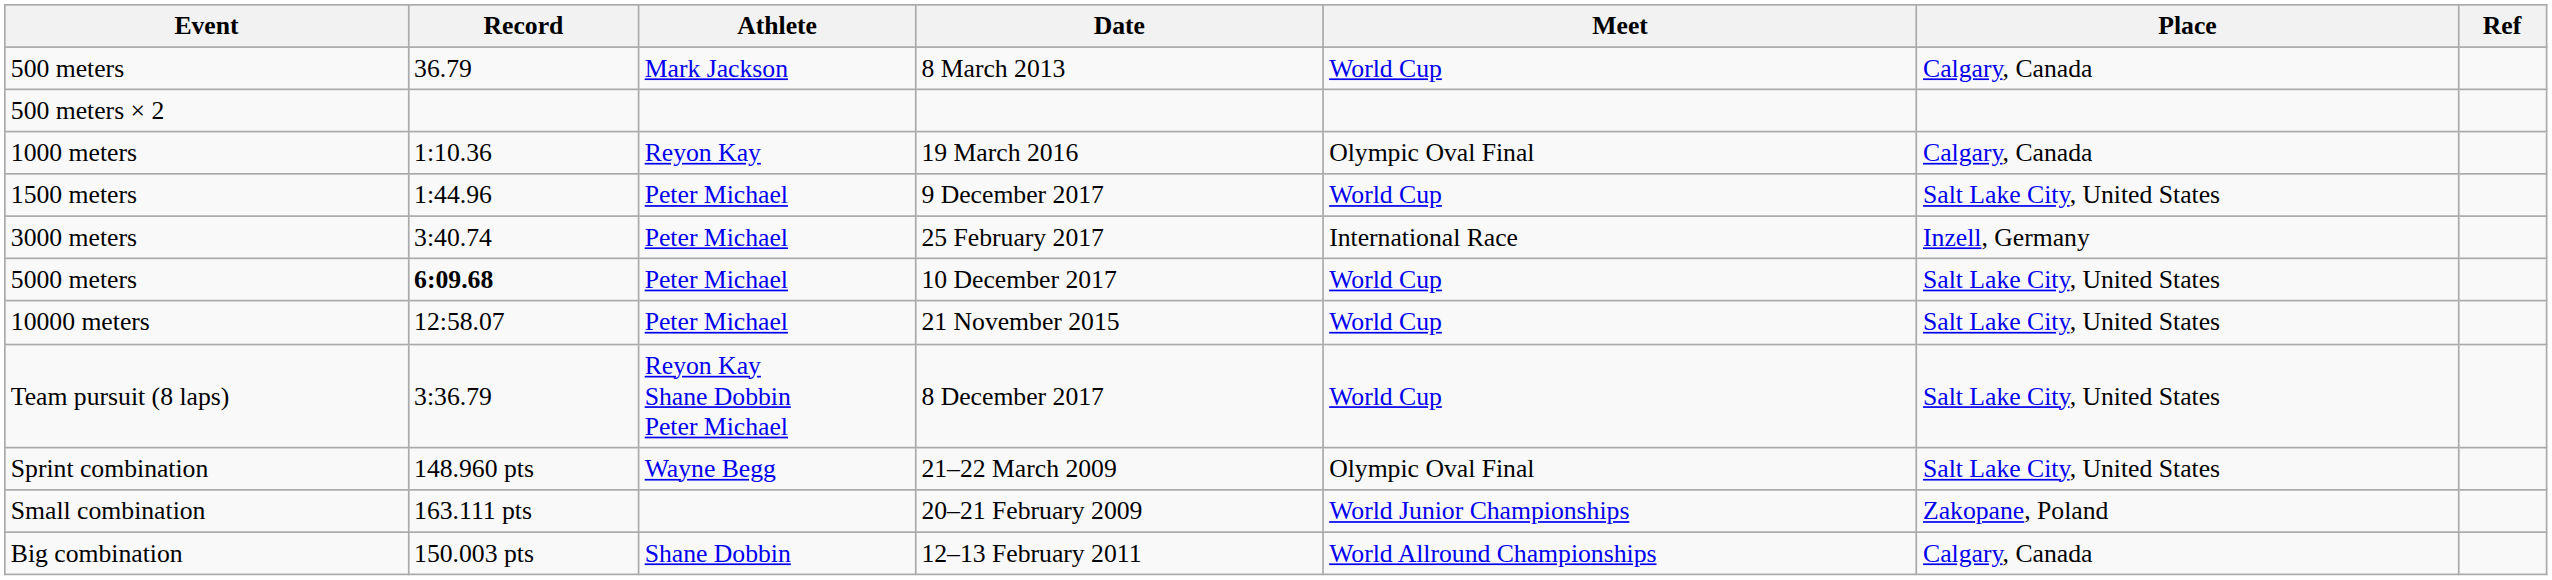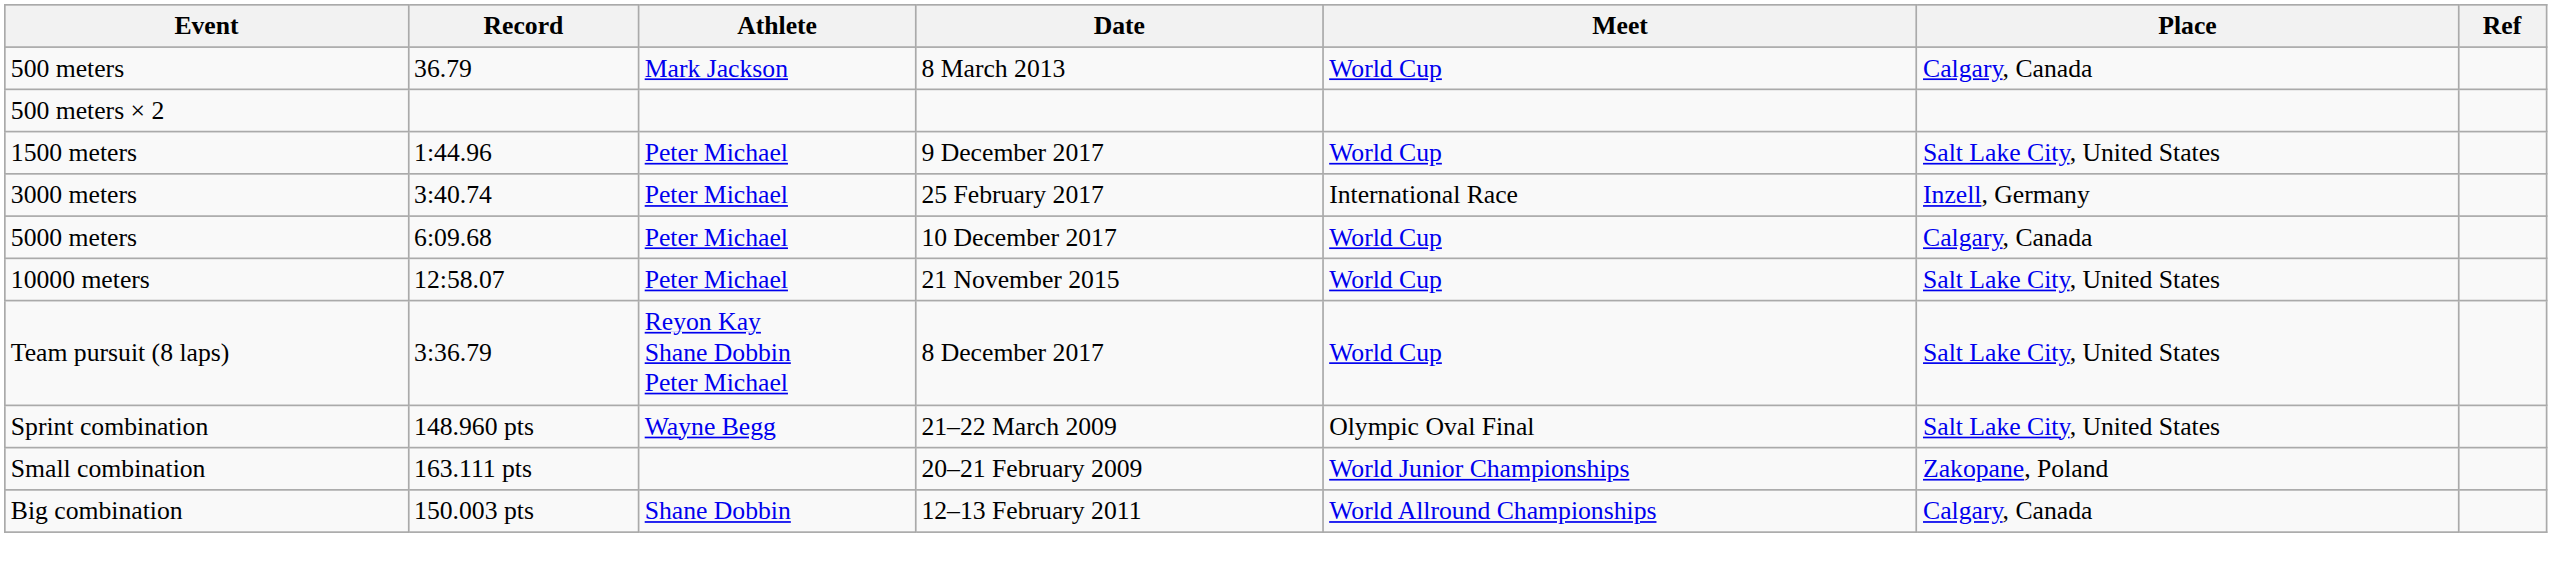- row: (74, 152)
(454, 279) bold -> (453, 237) normal
(2072, 279) Salt Lake City, United States -> (2008, 237) Calgary, Canada
